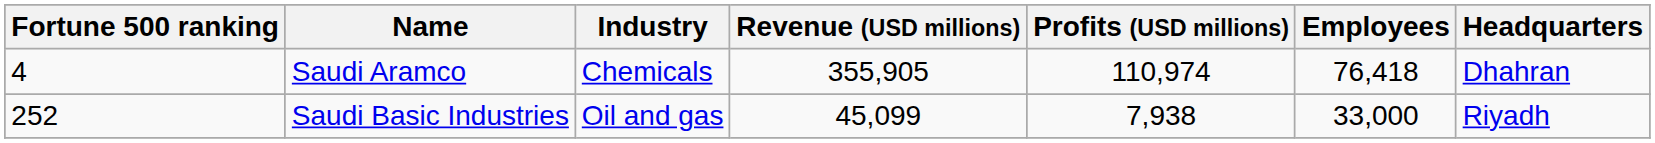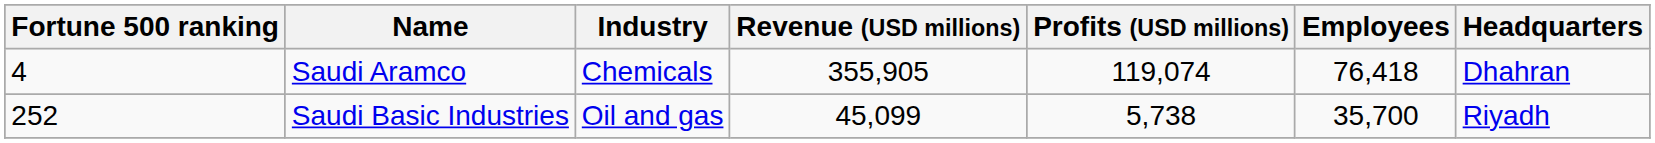(1161, 71) 110,974 -> (1161, 71) 119,074
(1161, 115) 7,938 -> (1161, 115) 5,738
(1376, 115) 33,000 -> (1376, 115) 35,700
